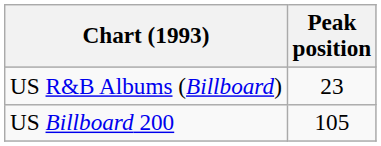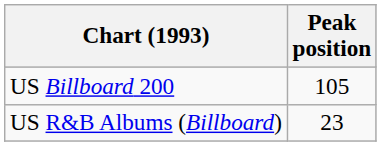rows swapped: (92, 122) <-> (146, 85)
